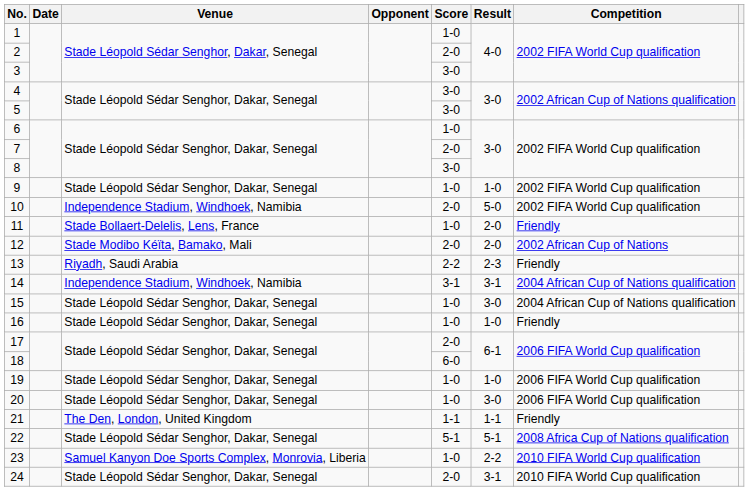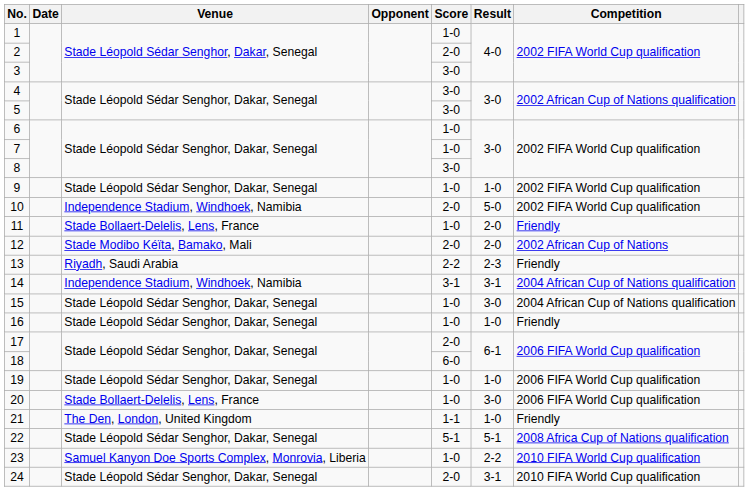(451, 149) 2-0 -> (451, 149) 1-0
(191, 399) Stade Léopold Sédar Senghor, Dakar, Senegal -> (162, 399) Stade Bollaert-Delelis, Lens, France
(492, 419) 1-1 -> (492, 419) 1-0
